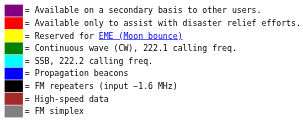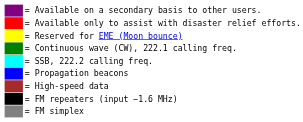rows swapped: (101, 86) <-> (67, 99)
